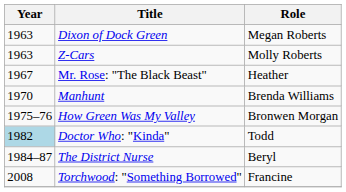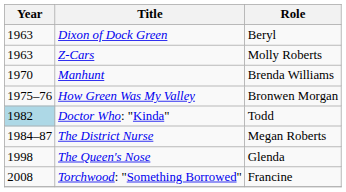(287, 34) Megan Roberts -> (262, 34) Beryl
- row: (132, 75)
(262, 156) Beryl -> (287, 136) Megan Roberts
+ row: (104, 156)
